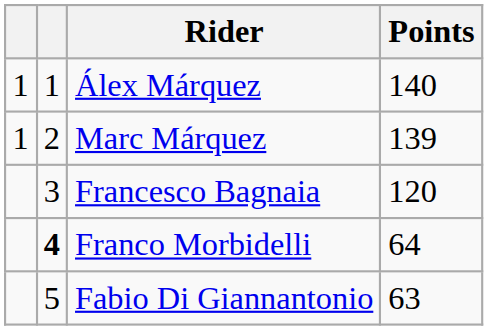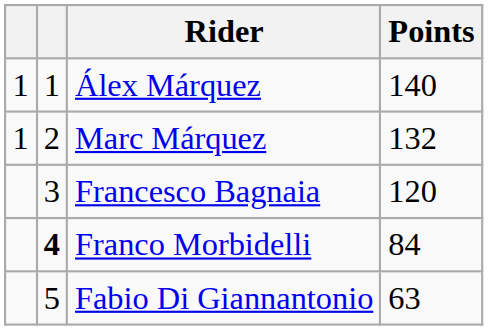(413, 138) 139 -> (413, 138) 132
(405, 244) 64 -> (405, 244) 84
